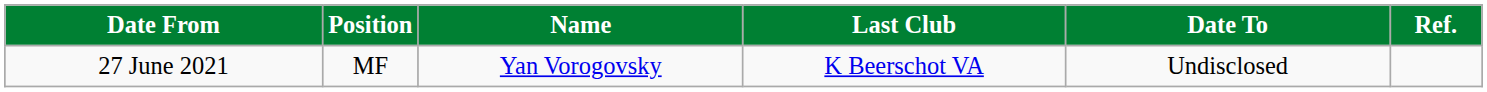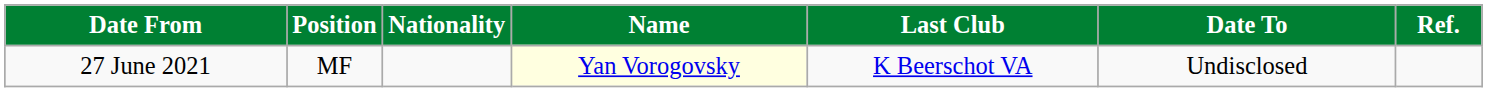+ column: (447, 25)
(581, 65) no background -> (659, 65) lightyellow background
